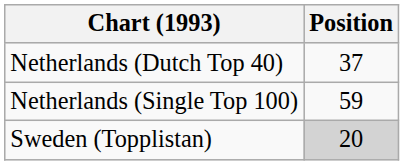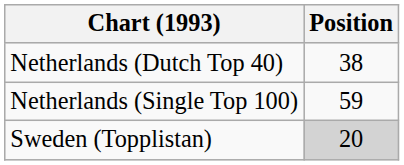(351, 62) 37 -> (351, 62) 38
